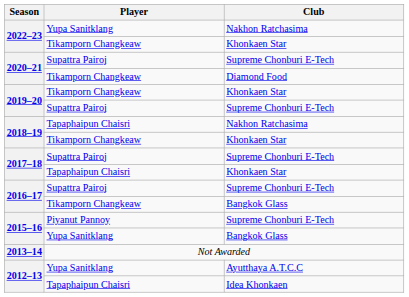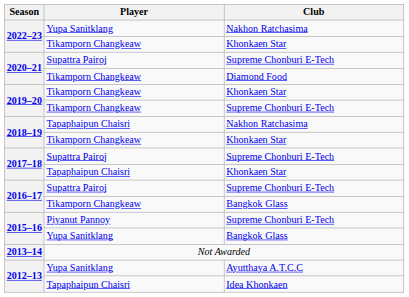(77, 108) Supattra Pairoj -> (94, 108) Tikamporn Changkeaw
